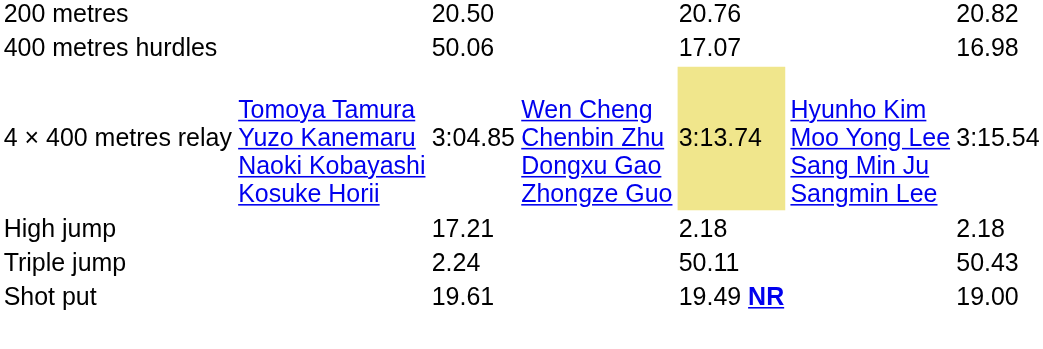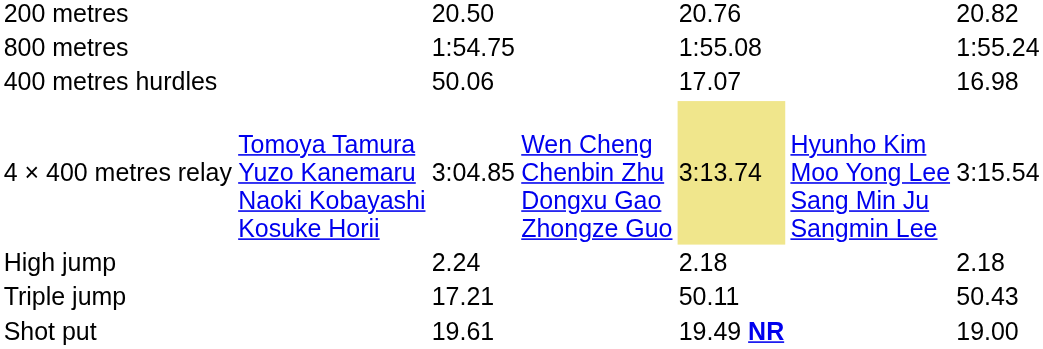+ row: (66, 47)
(463, 228) 17.21 -> (456, 263) 2.24
(456, 263) 2.24 -> (463, 297) 17.21
